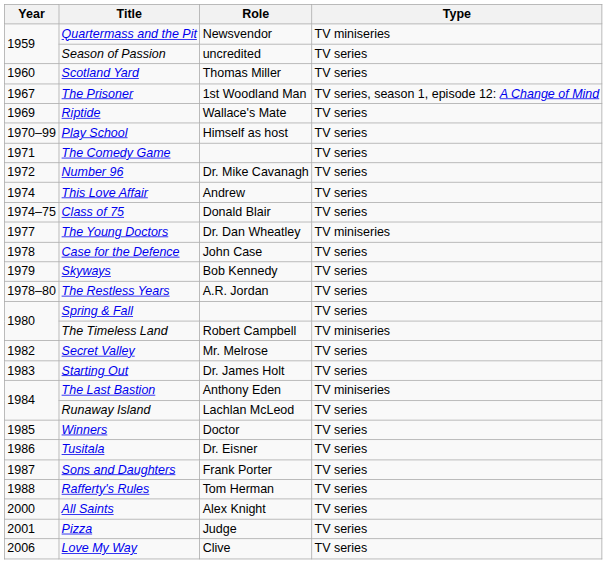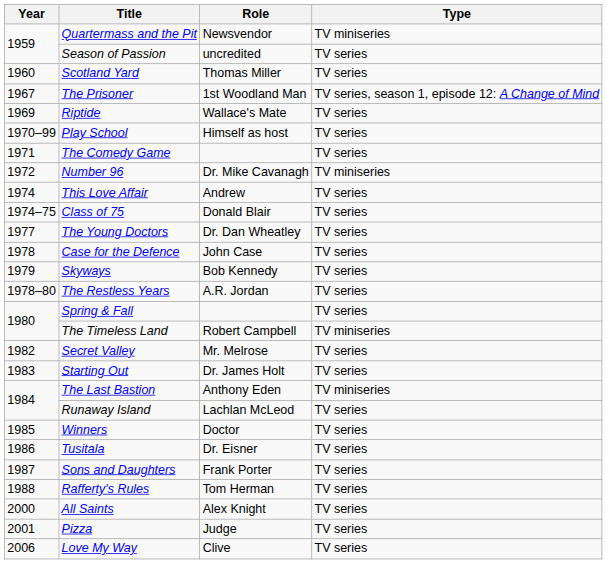(341, 172) TV series -> (352, 172) TV miniseries
(352, 232) TV miniseries -> (341, 232) TV series
